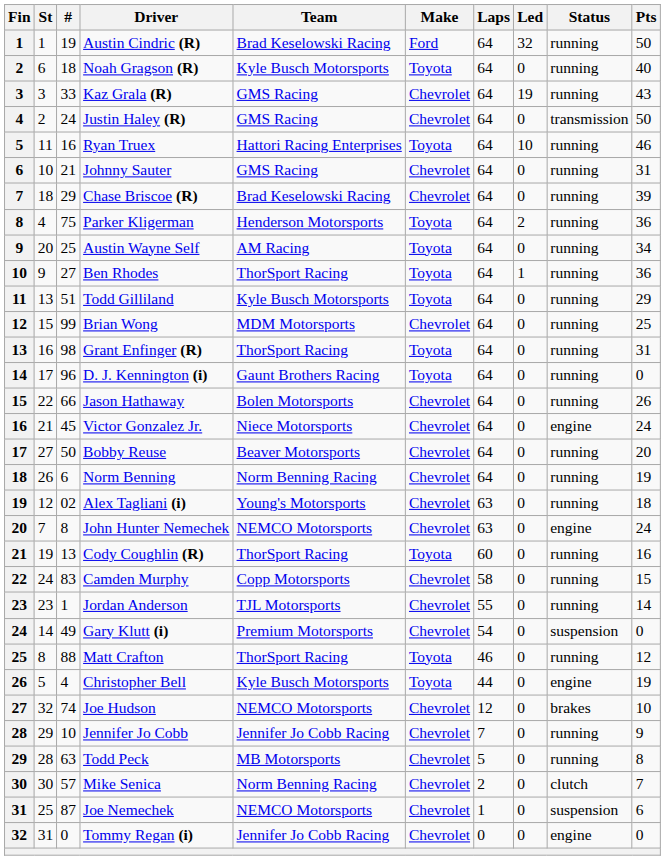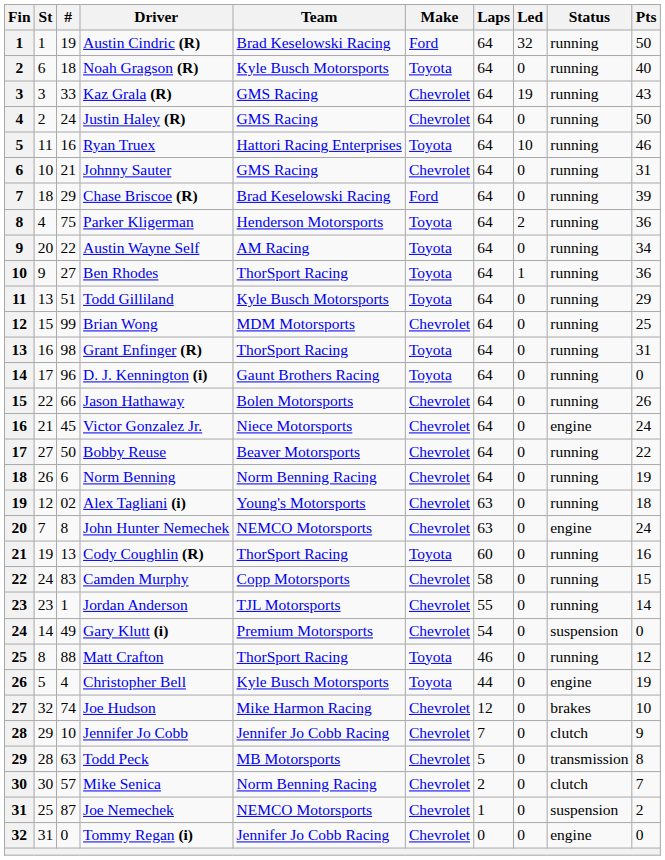(589, 119) transmission -> (574, 119) running
(440, 196) Chevrolet -> (424, 196) Ford
(68, 247) 25 -> (68, 247) 22
(644, 452) 20 -> (644, 452) 22
(304, 707) NEMCO Motorsports -> (304, 707) Mike Harmon Racing
(574, 733) running -> (569, 733) clutch
(574, 758) running -> (589, 758) transmission
(640, 809) 6 -> (640, 809) 2
